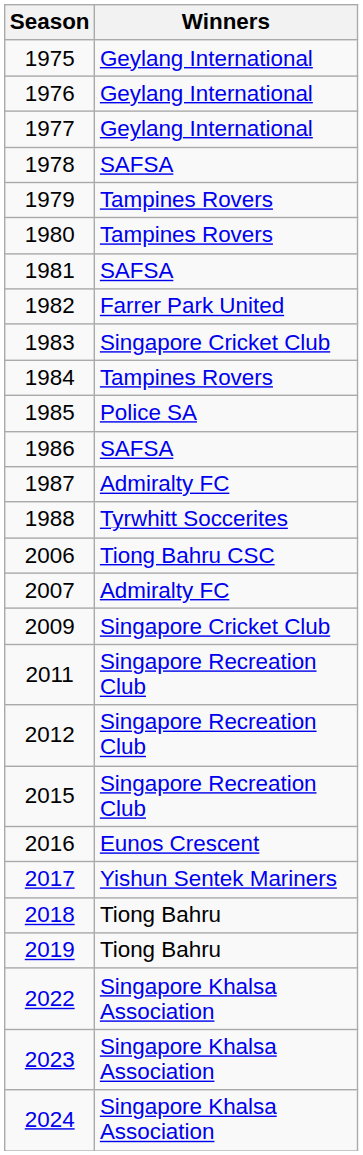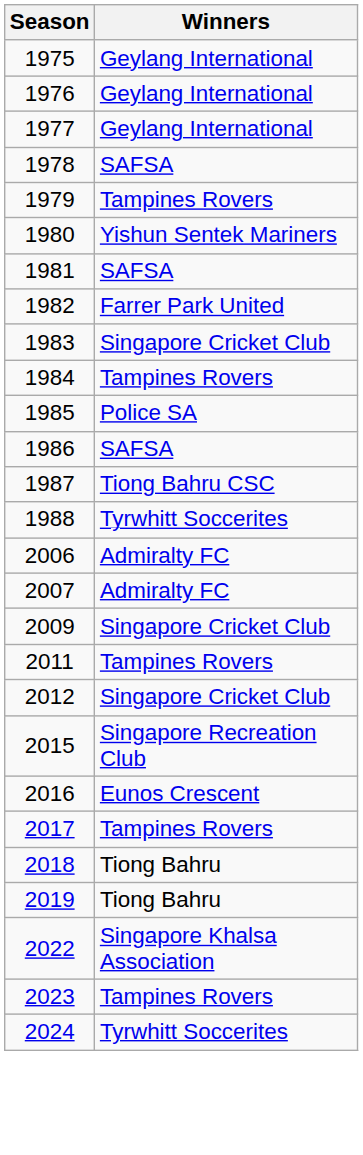(186, 235) Tampines Rovers -> (218, 235) Yishun Sentek Mariners
(165, 484) Admiralty FC -> (187, 484) Tiong Bahru CSC
(187, 555) Tiong Bahru CSC -> (165, 555) Admiralty FC
(208, 674) Singapore Recreation Club -> (186, 661) Tampines Rovers
(208, 735) Singapore Recreation Club -> (215, 697) Singapore Cricket Club
(218, 879) Yishun Sentek Mariners -> (186, 829) Tampines Rovers
(188, 1059) Singapore Khalsa Association -> (186, 996) Tampines Rovers
(188, 1120) Singapore Khalsa Association -> (194, 1031) Tyrwhitt Soccerites
